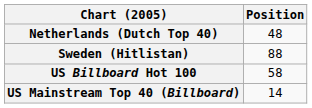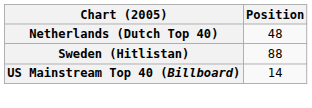- row: (124, 73)
